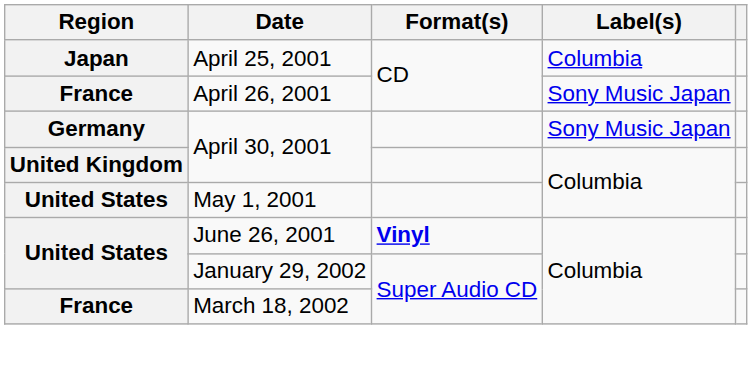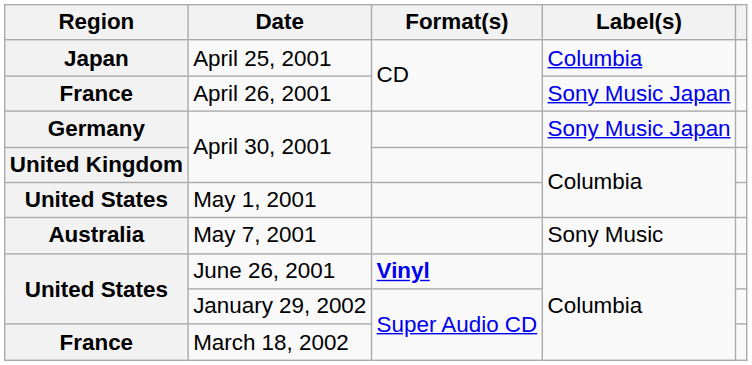+ row: (96, 235)
